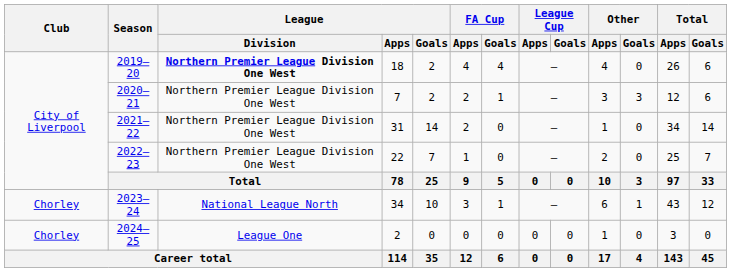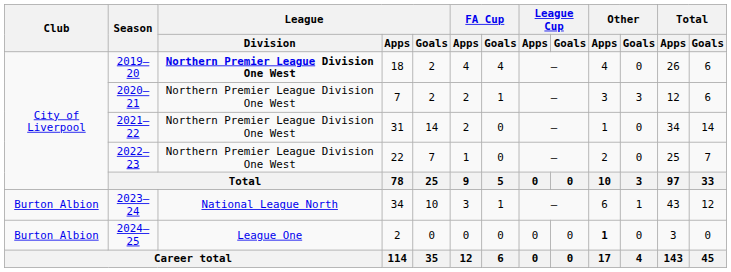(56, 205) Chorley -> (56, 205) Burton Albion
(56, 235) Chorley -> (56, 235) Burton Albion
(605, 235) normal -> (605, 235) bold
